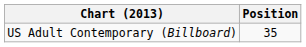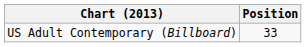(270, 33) 35 -> (270, 33) 33
